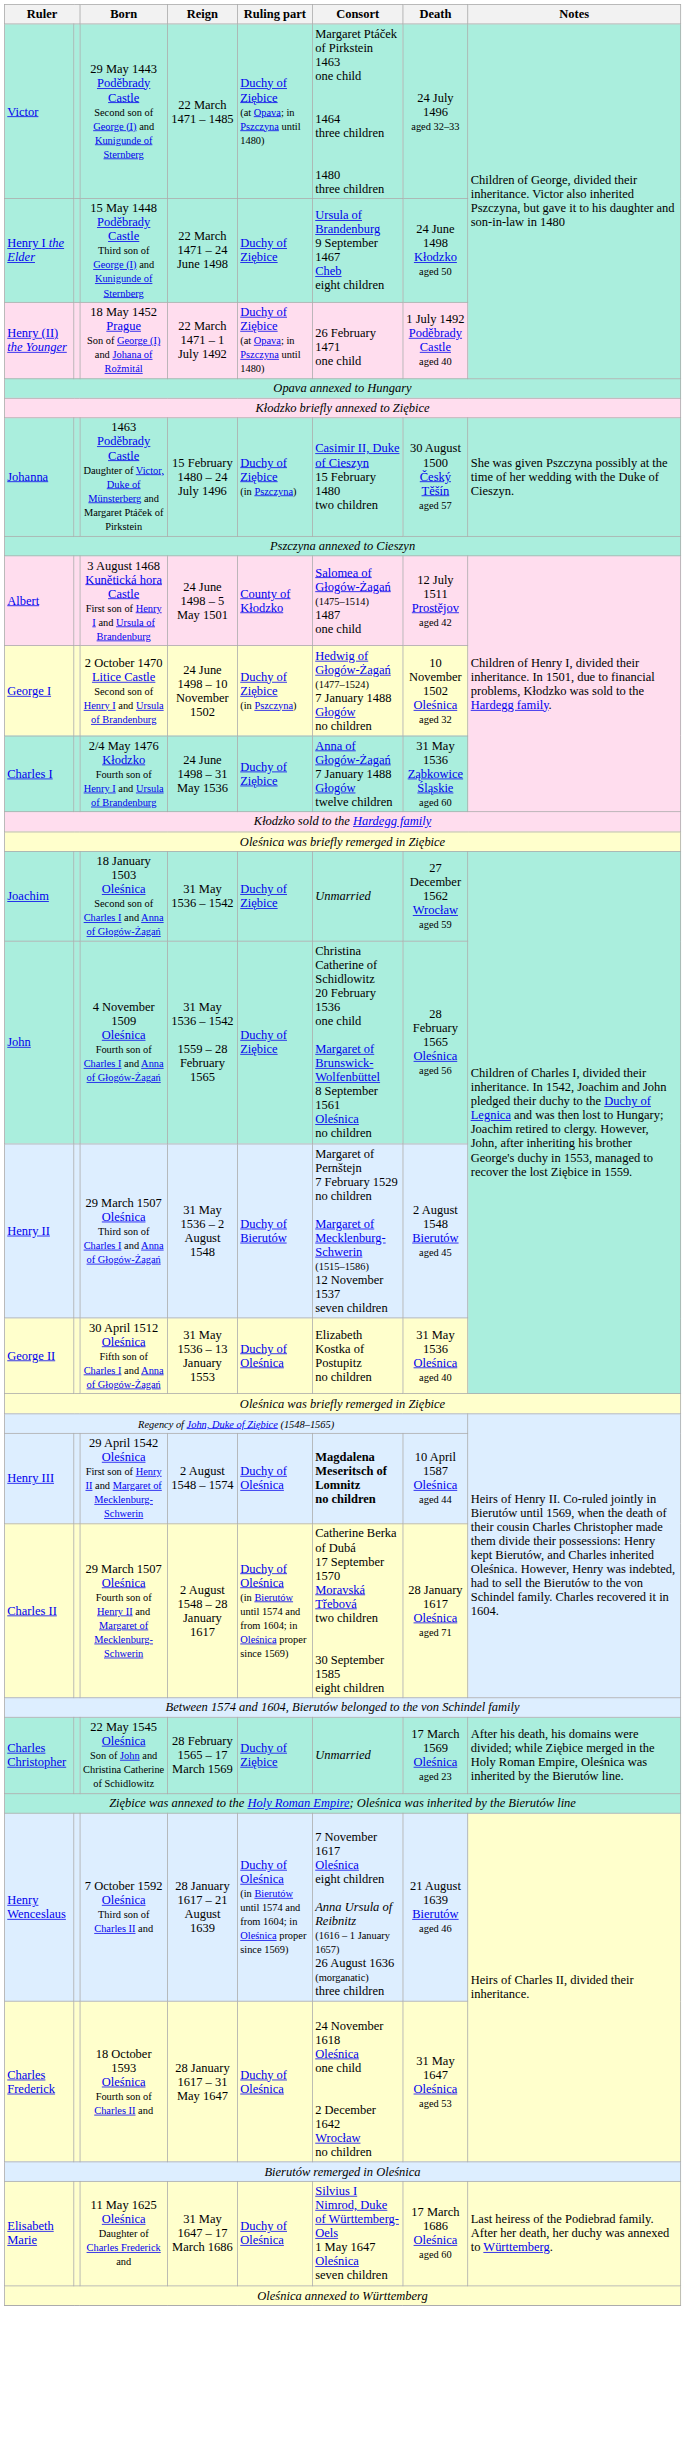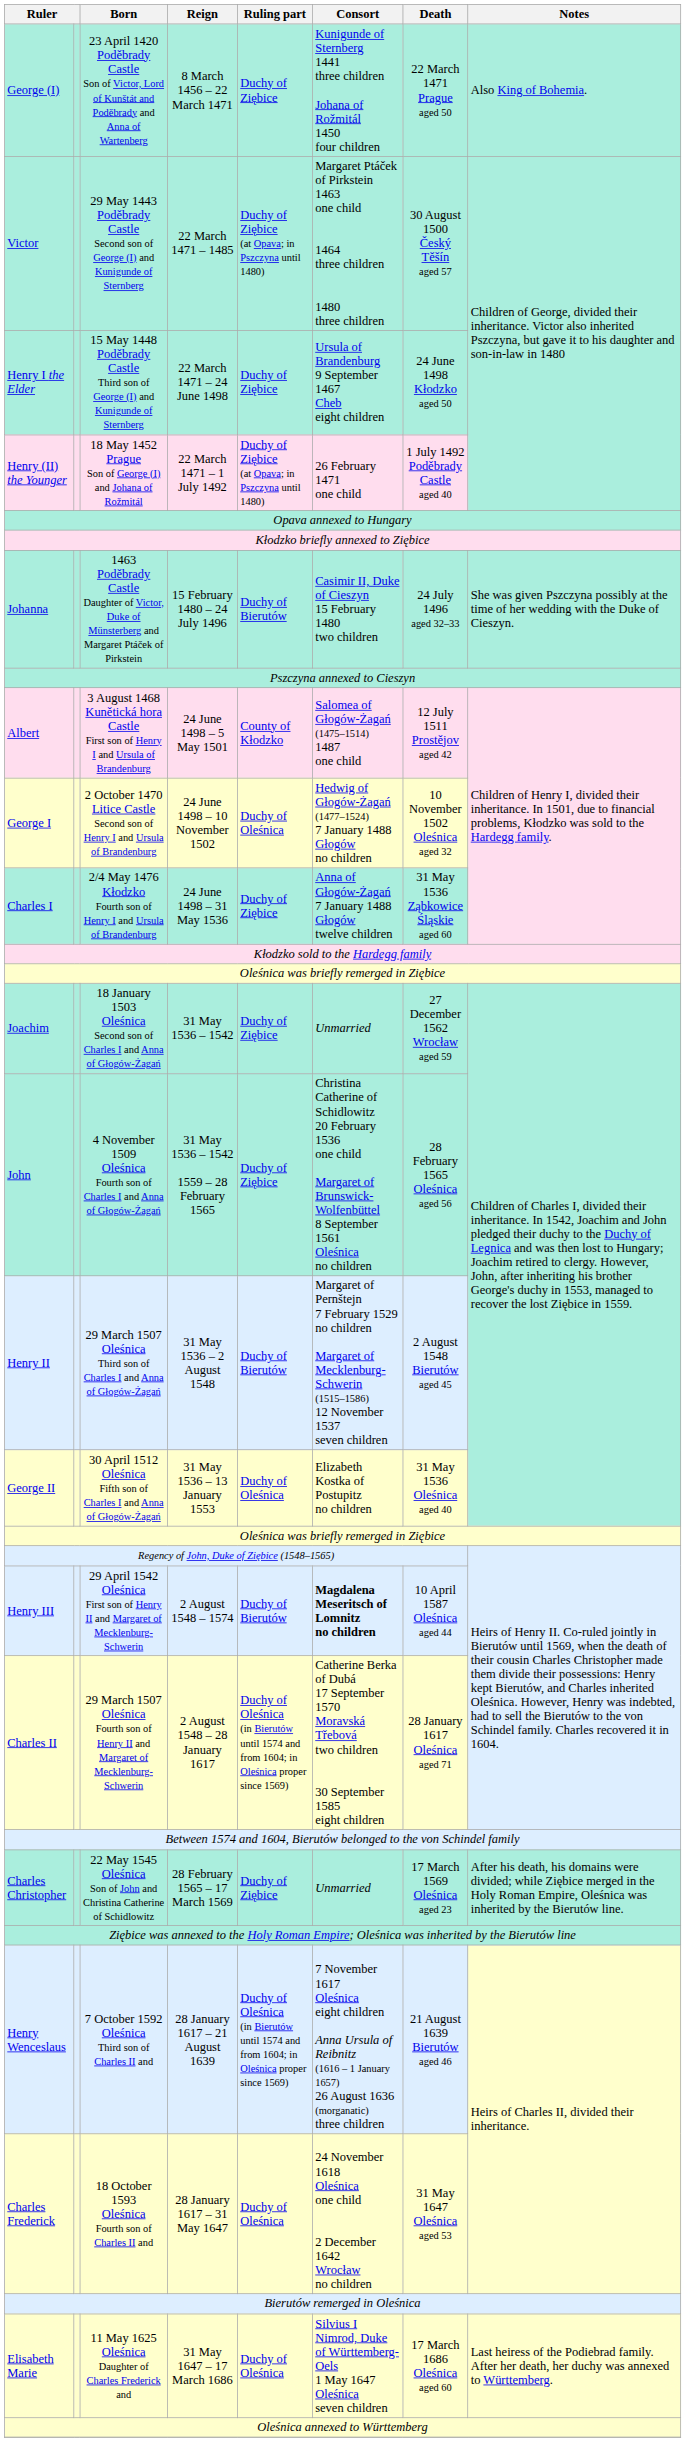+ row: (33, 90)
(435, 111) 24 July 1496 aged 32–33 -> (435, 243) 30 August 1500 Český Těšín aged 57
(268, 477) Duchy of Ziębice (in Pszczyna) -> (264, 609) Duchy of Bierutów
(435, 477) 30 August 1500 Český Těšín aged 57 -> (435, 609) 24 July 1496 aged 32–33
(268, 690) Duchy of Ziębice (in Pszczyna) -> (264, 823) Duchy of Oleśnica
(264, 1478) Duchy of Oleśnica -> (264, 1610) Duchy of Bierutów
